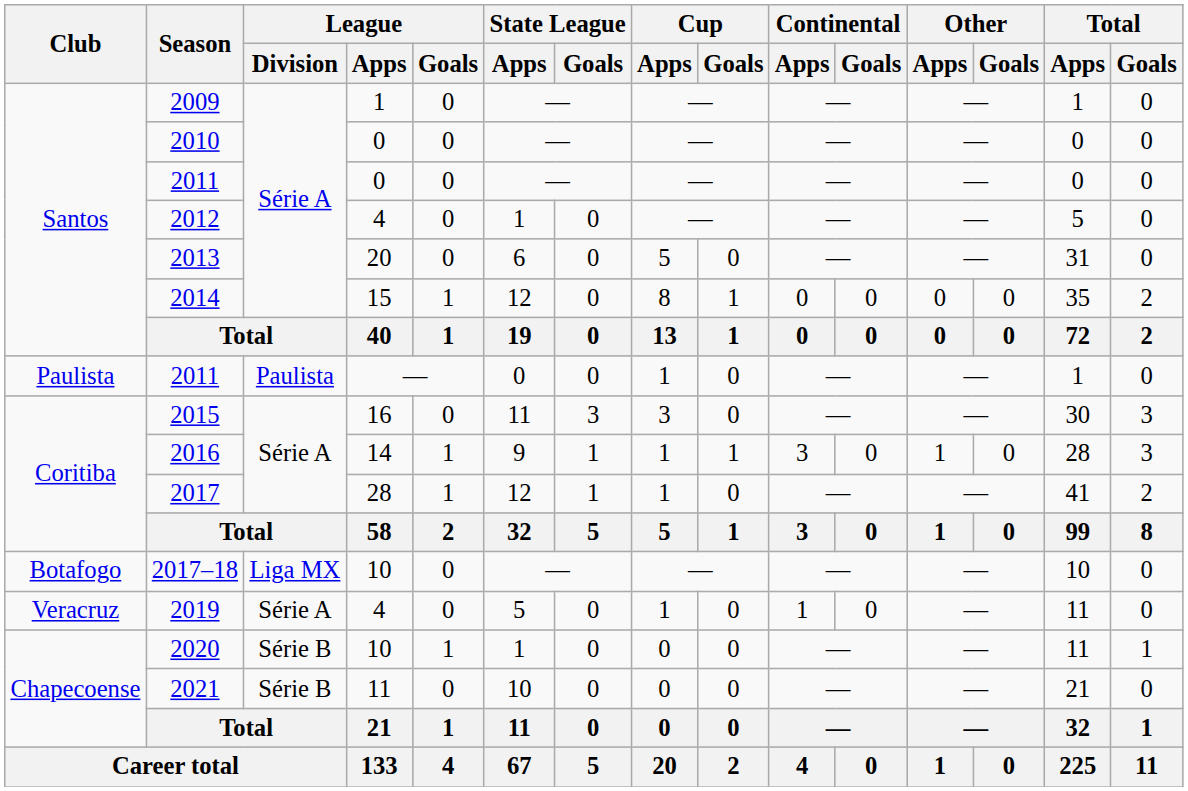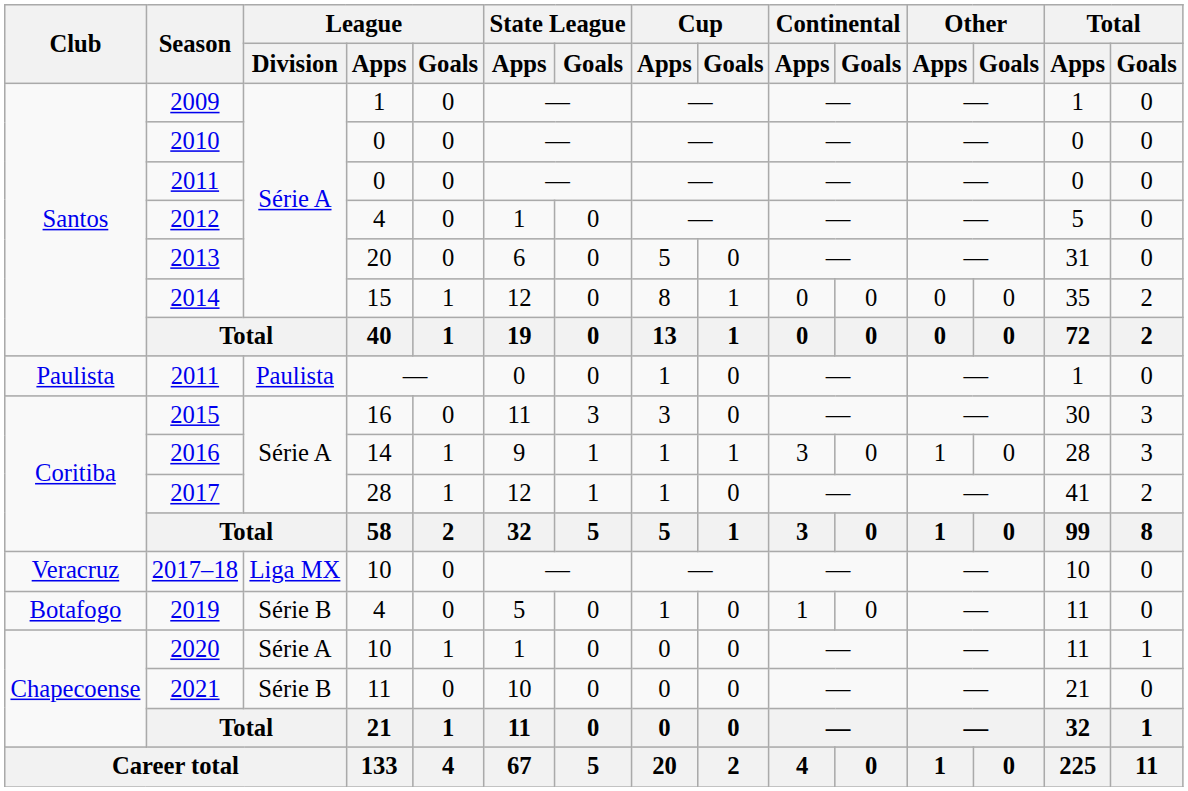(75, 571) Botafogo -> (75, 571) Veracruz
(75, 610) Veracruz -> (75, 610) Botafogo
(295, 610) Série A -> (295, 610) Série B
(295, 649) Série B -> (295, 649) Série A
